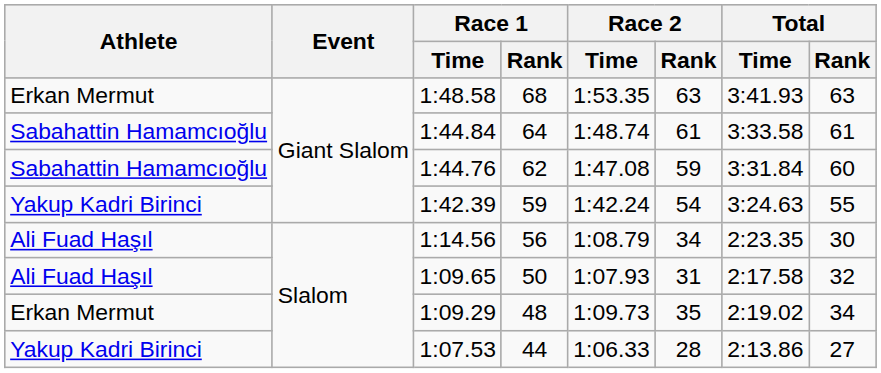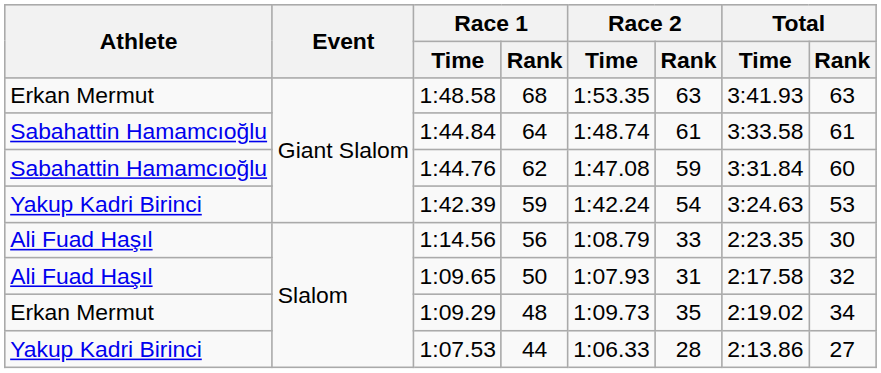(842, 204) 55 -> (842, 204) 53
(688, 240) 34 -> (688, 240) 33
